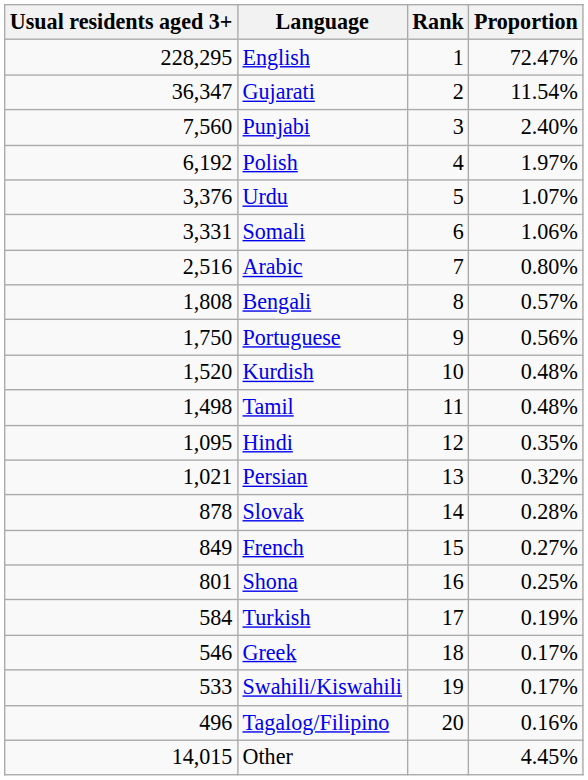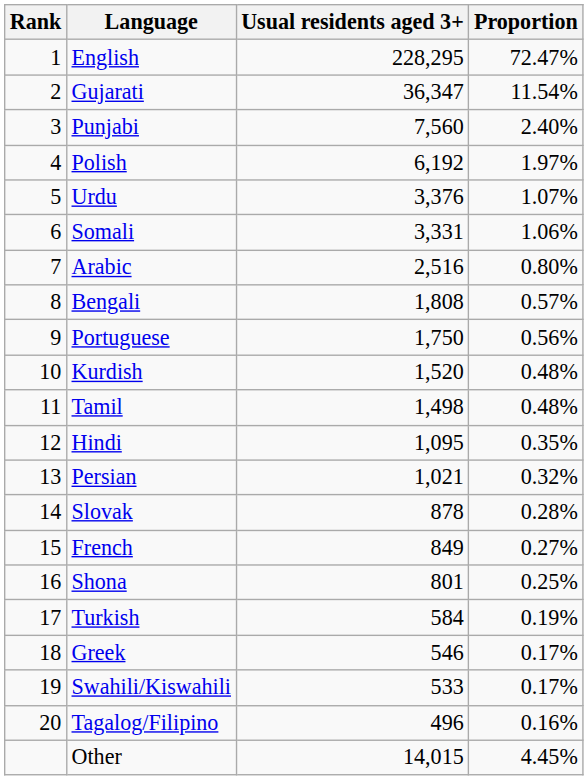columns swapped: (438, 22) <-> (121, 22)
